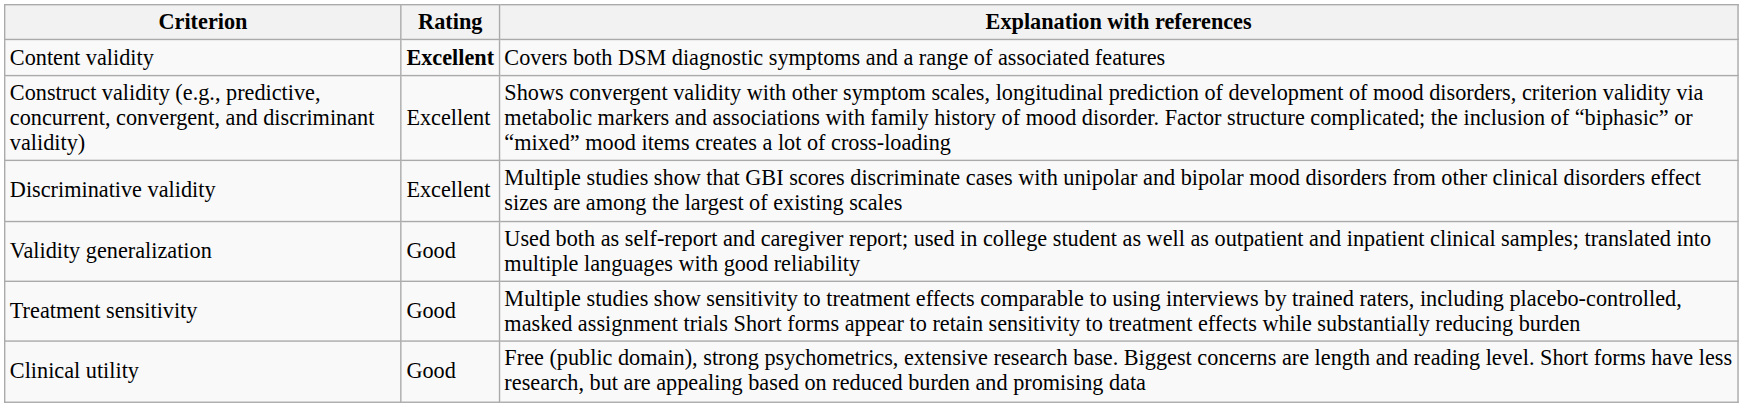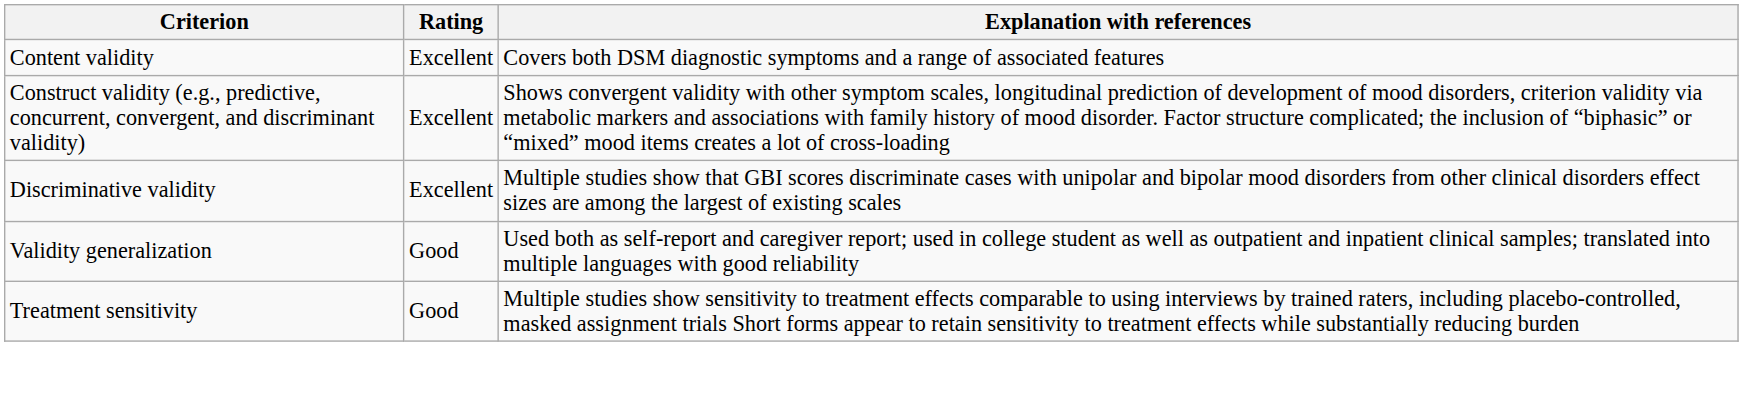(450, 57) bold -> (451, 57) normal
- row: (74, 371)
